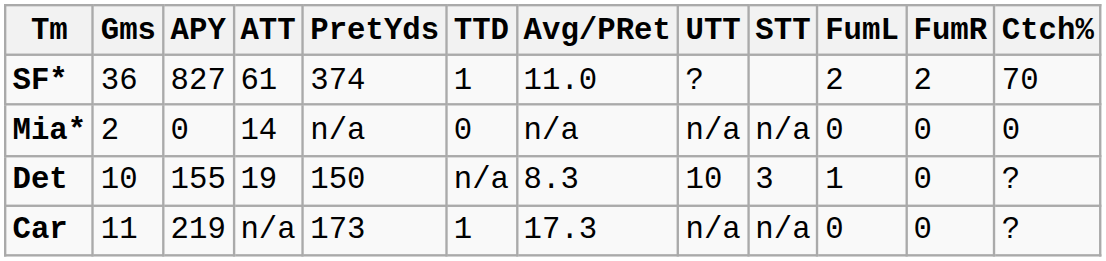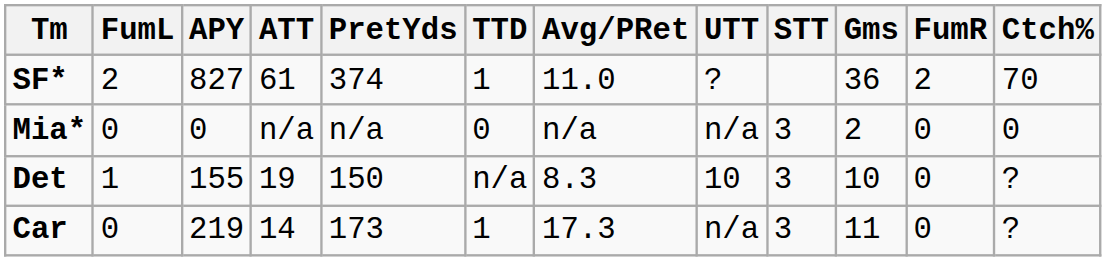columns swapped: (128, 30) <-> (862, 30)
(259, 130) 14 -> (286, 130) n/a
(783, 130) n/a -> (783, 130) 3
(268, 230) n/a -> (277, 230) 14
(783, 230) n/a -> (783, 230) 3
